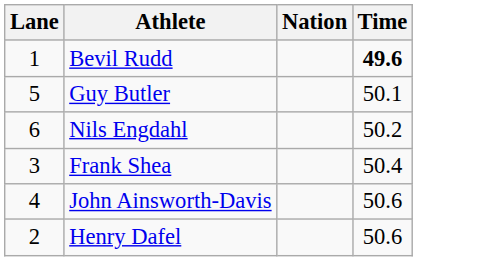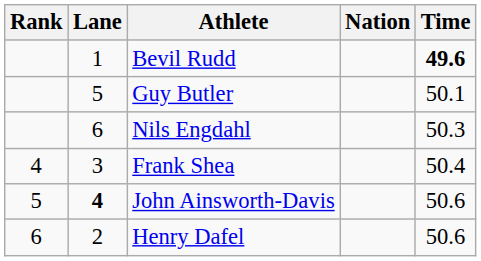+ column: (36, 22)
(382, 129) 50.2 -> (446, 129) 50.3
(34, 201) normal -> (97, 201) bold
